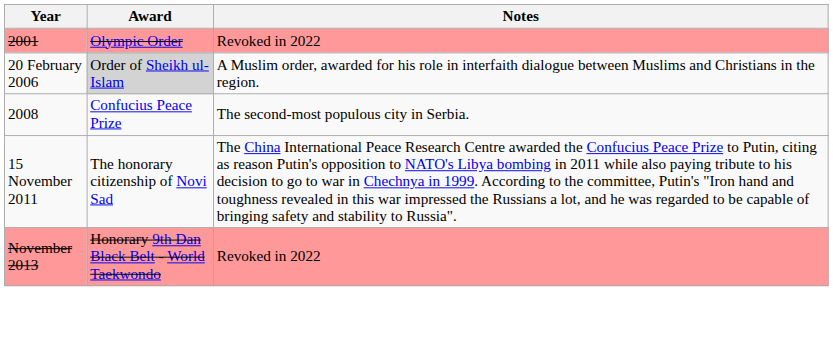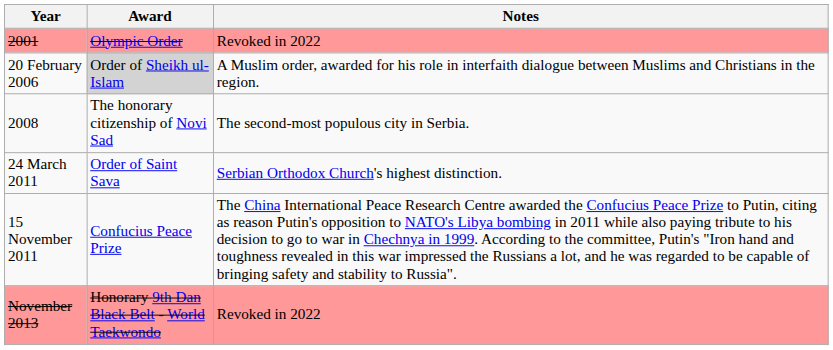(141, 114) Confucius Peace Prize -> (148, 123) The honorary citizenship of Novi Sad
+ row: (37, 172)
(148, 181) The honorary citizenship of Novi Sad -> (141, 239) Confucius Peace Prize
